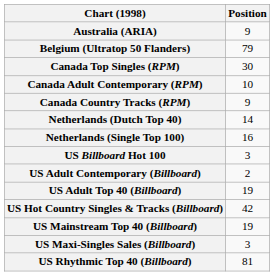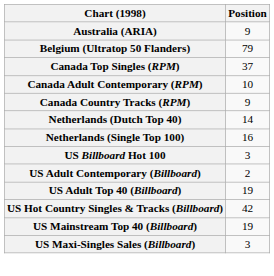(248, 66) 30 -> (248, 66) 37
- row: (115, 262)
